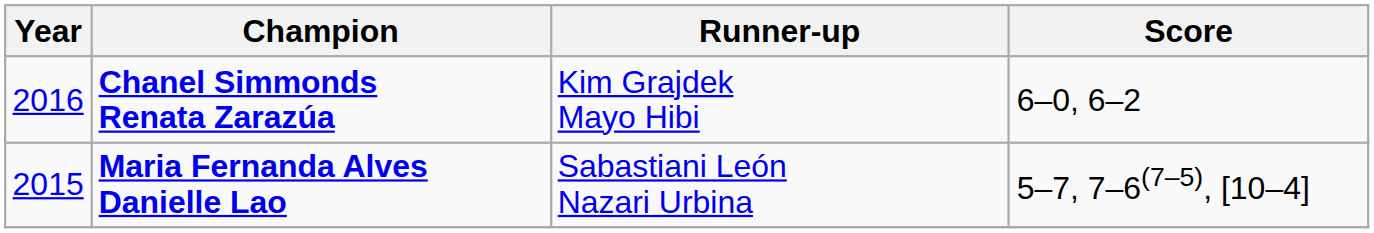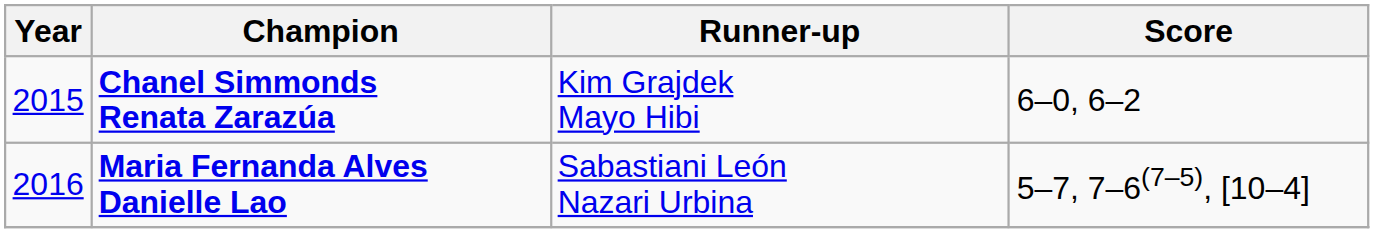(48, 99) 2016 -> (48, 99) 2015
(48, 185) 2015 -> (48, 185) 2016
